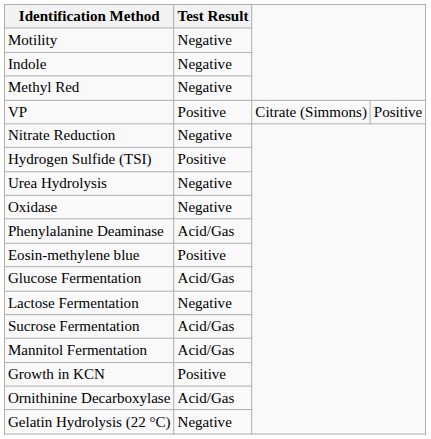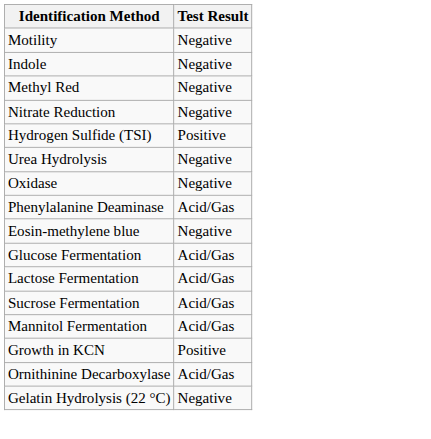- row: (18, 111)
(202, 254) Positive -> (205, 231) Negative
(205, 302) Negative -> (206, 278) Acid/Gas
